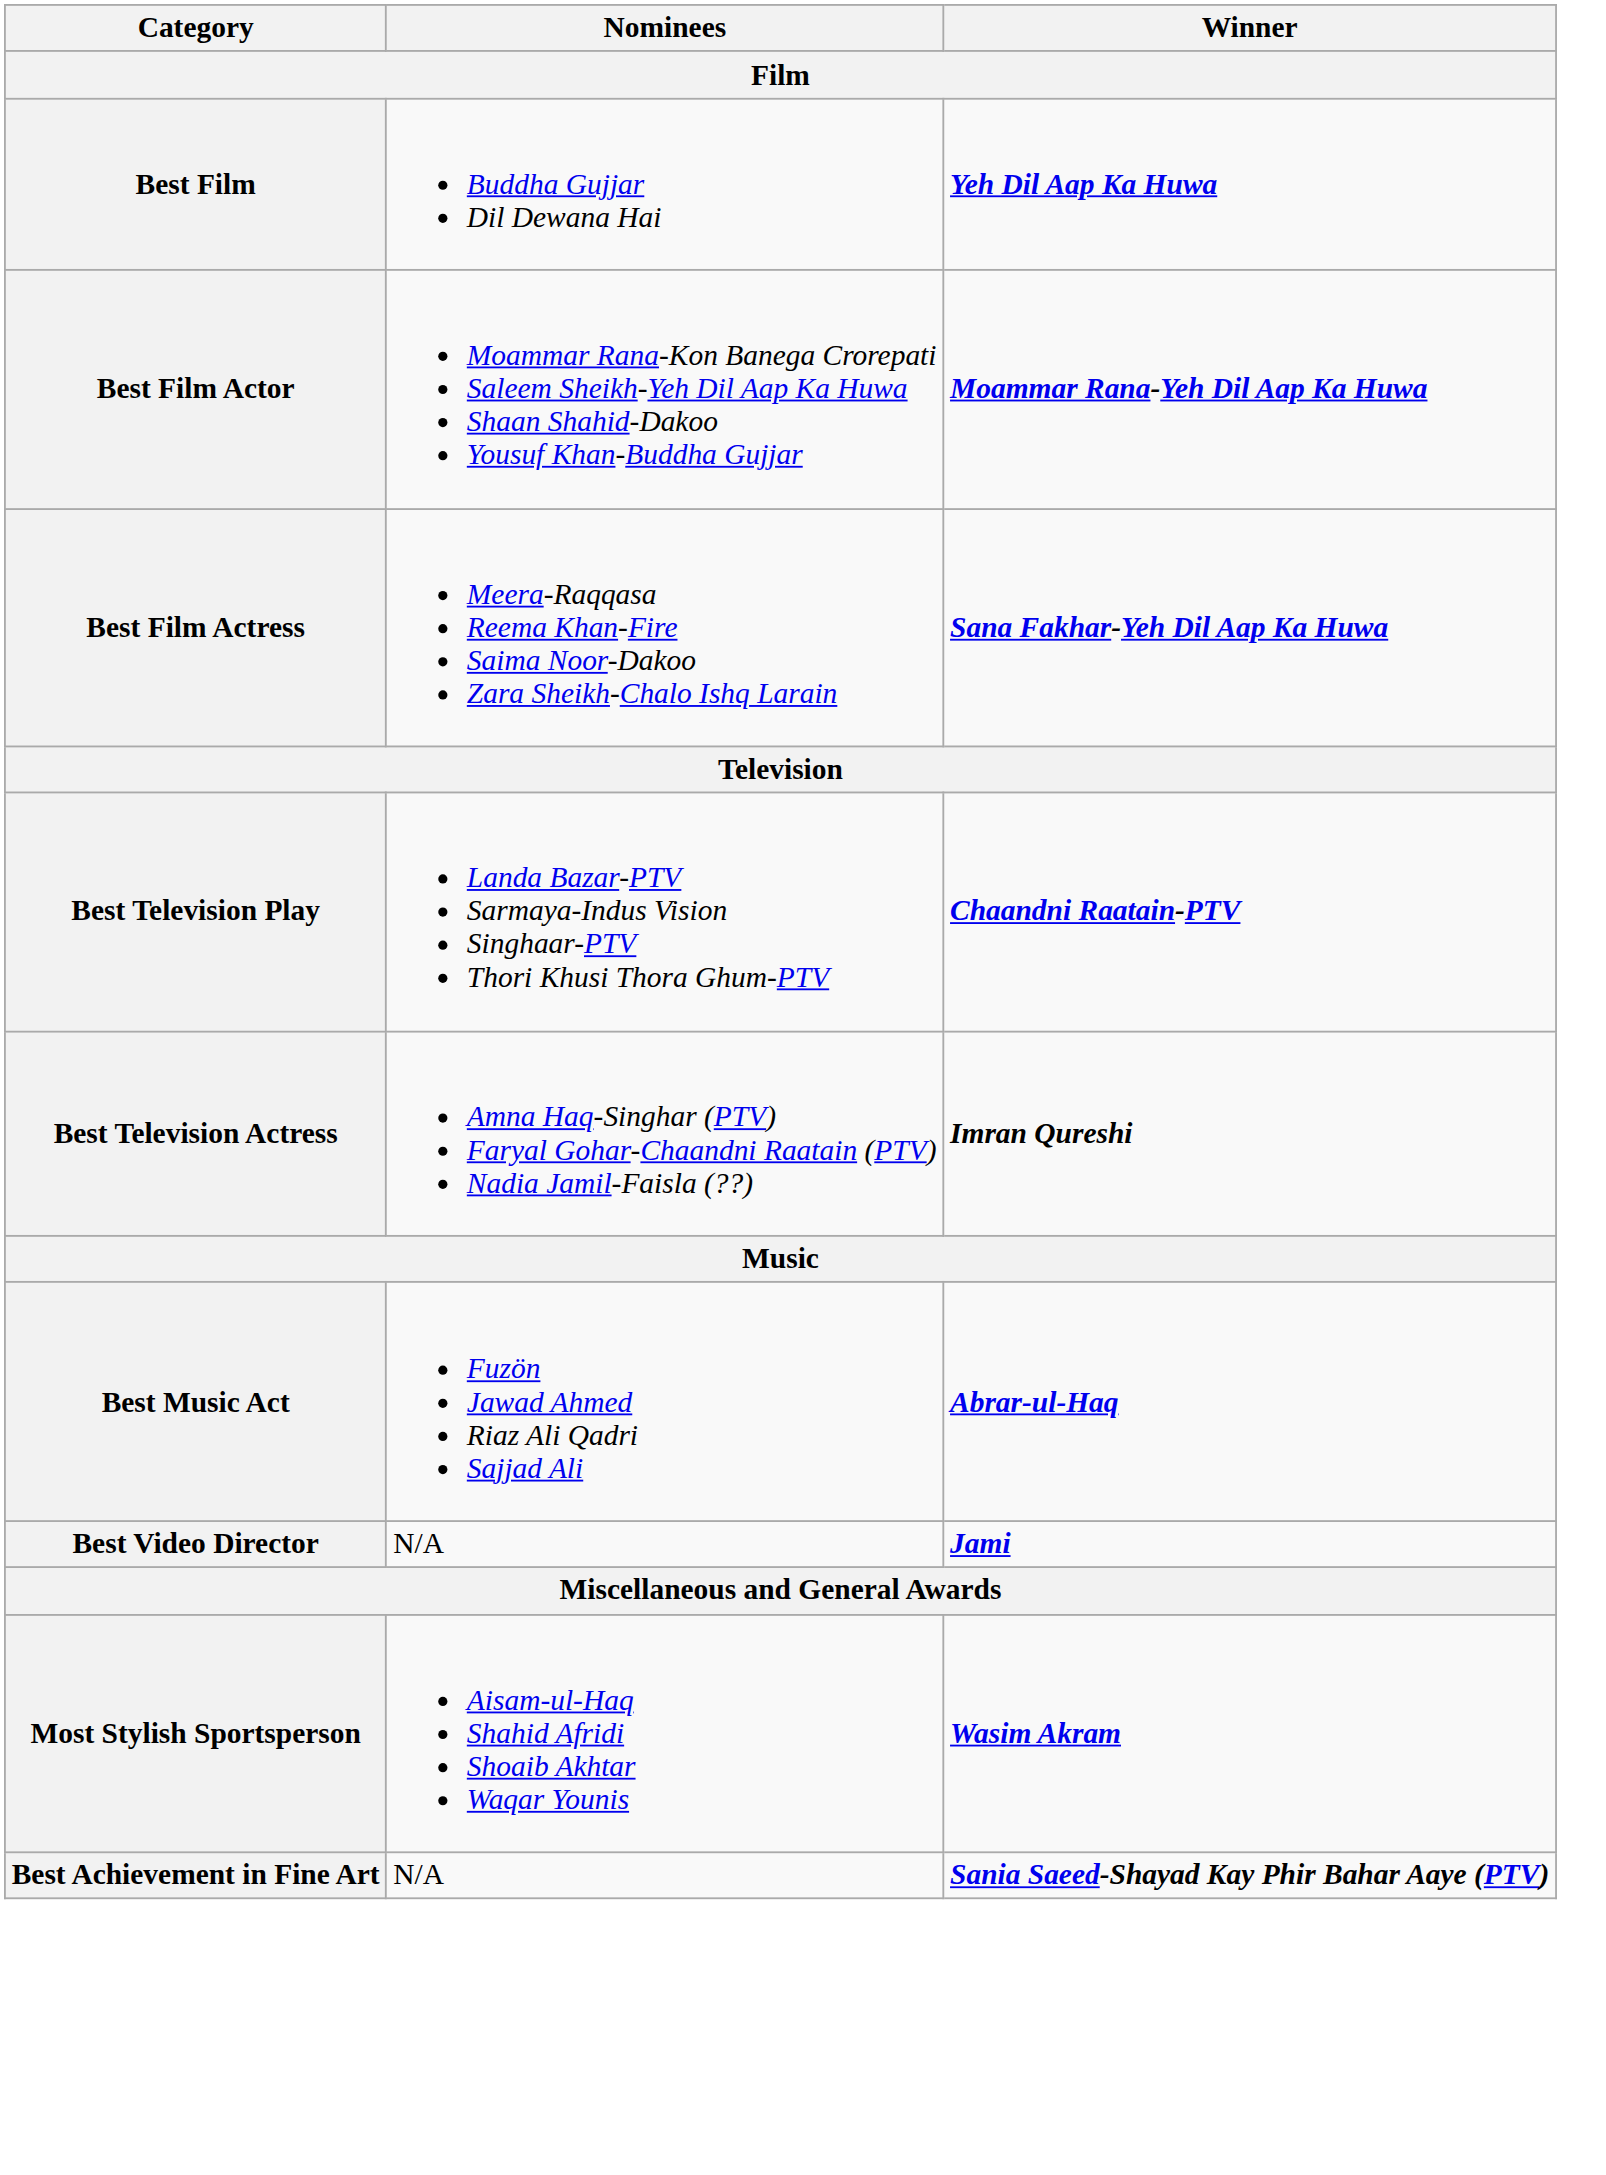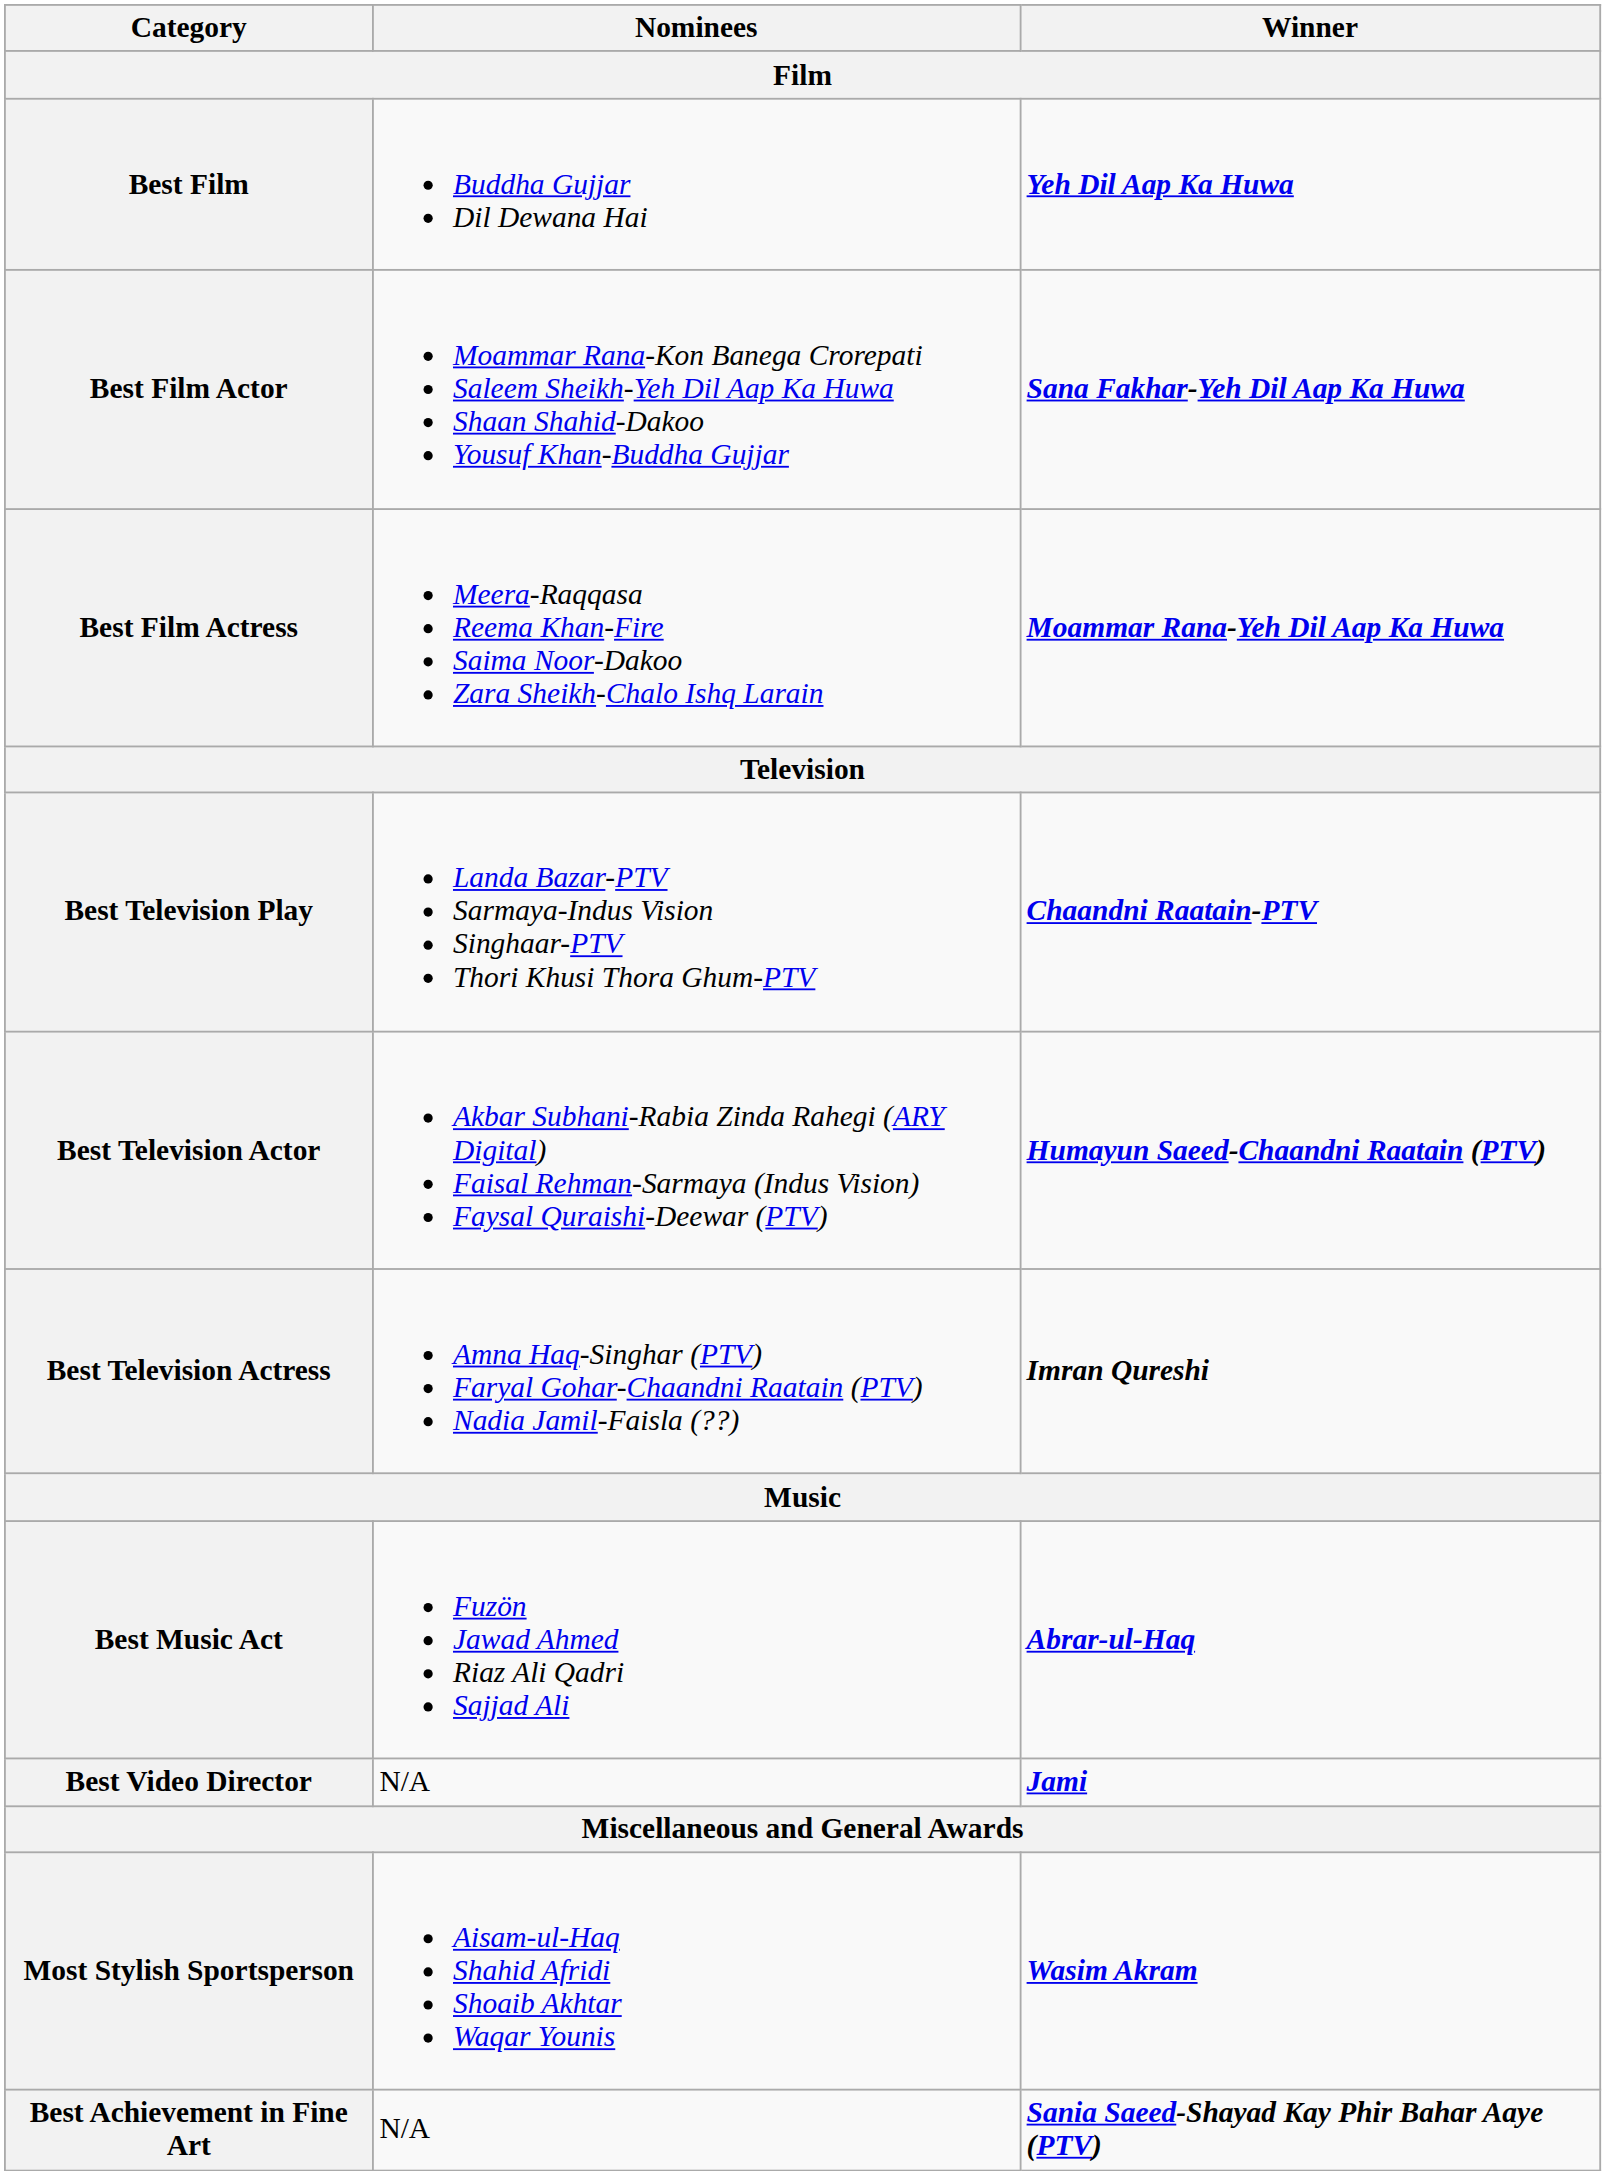(1189, 388) Moammar Rana-Yeh Dil Aap Ka Huwa -> (1246, 388) Sana Fakhar-Yeh Dil Aap Ka Huwa
(1169, 626) Sana Fakhar-Yeh Dil Aap Ka Huwa -> (1265, 626) Moammar Rana-Yeh Dil Aap Ka Huwa
+ row: (189, 1149)
